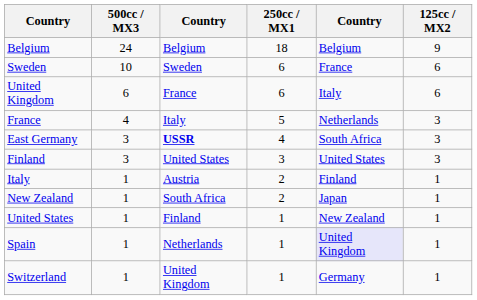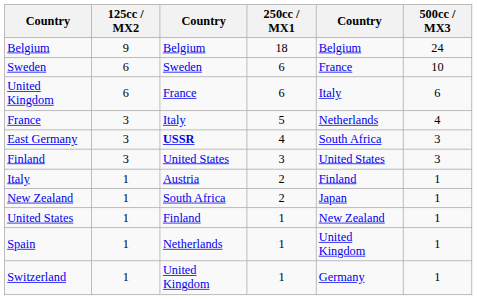columns swapped: (126, 21) <-> (437, 21)
(342, 244) lavender background -> (342, 244) no background
